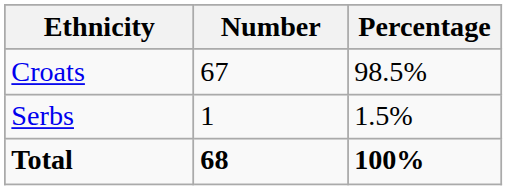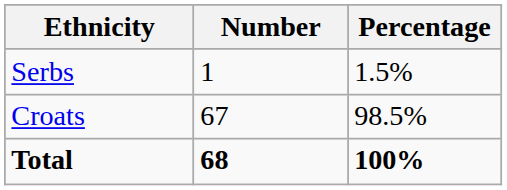rows swapped: (48, 71) <-> (43, 116)
